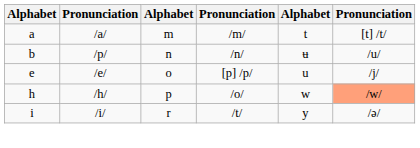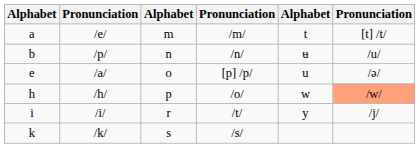(100, 34) /a/ -> (100, 34) /e/
(100, 73) /e/ -> (100, 73) /a/
(374, 73) /j/ -> (374, 73) /ə/
(374, 113) /ə/ -> (374, 113) /j/
+ row: (32, 133)
